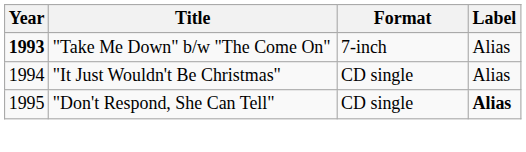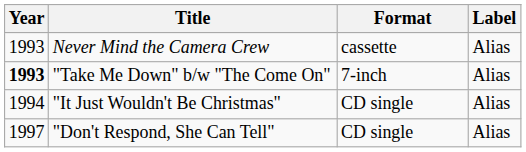+ row: (161, 47)
(27, 103) 1995 -> (27, 132) 1997
(492, 103) bold -> (491, 132) normal
